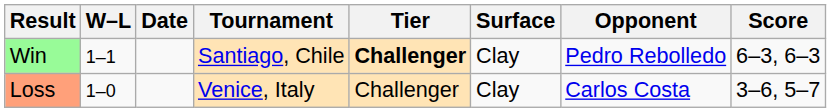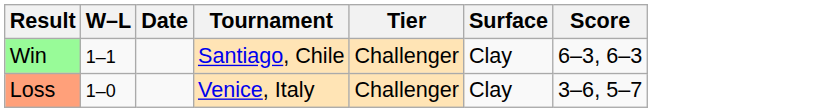- column: (646, 21)
(410, 55) bold -> (407, 55) normal
